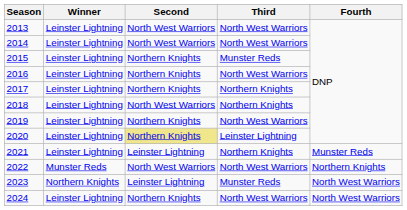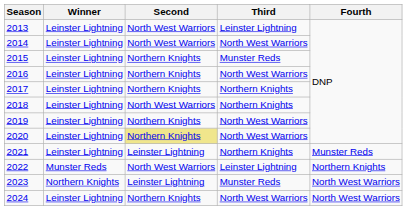(264, 27) North West Warriors -> (258, 27) Leinster Lightning
(258, 136) Leinster Lightning -> (264, 136) North West Warriors
(264, 167) North West Warriors -> (258, 167) Leinster Lightning
